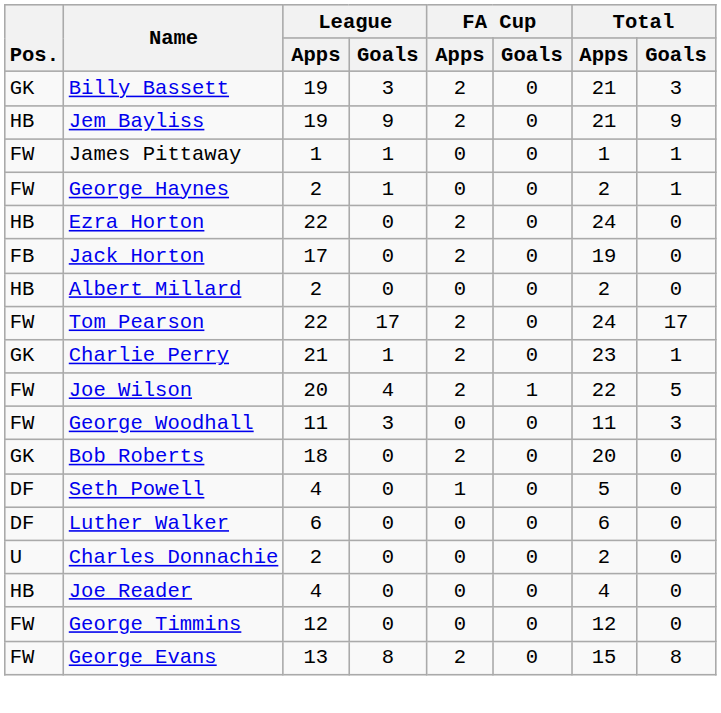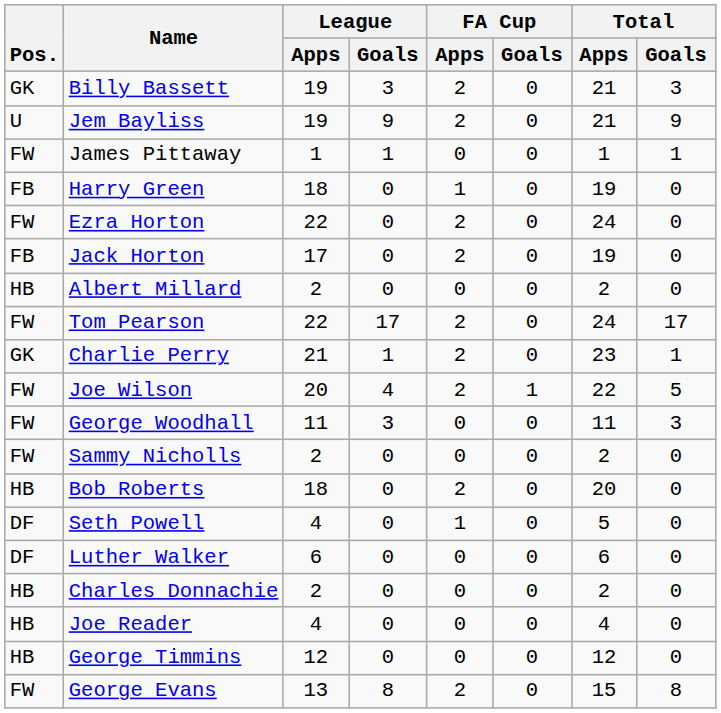(22, 122) HB -> (16, 122) U
+ row: (137, 189)
- row: (149, 189)
(22, 222) HB -> (22, 222) FW
+ row: (155, 457)
(22, 457) GK -> (22, 490) HB
(16, 557) U -> (22, 591) HB
(22, 624) FW -> (22, 658) HB
